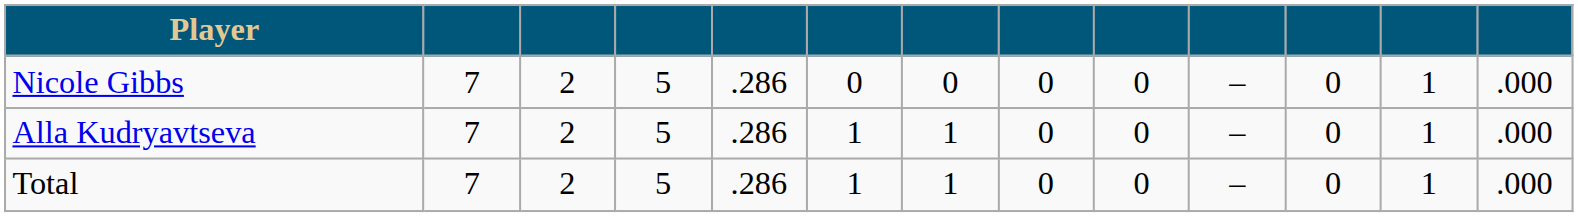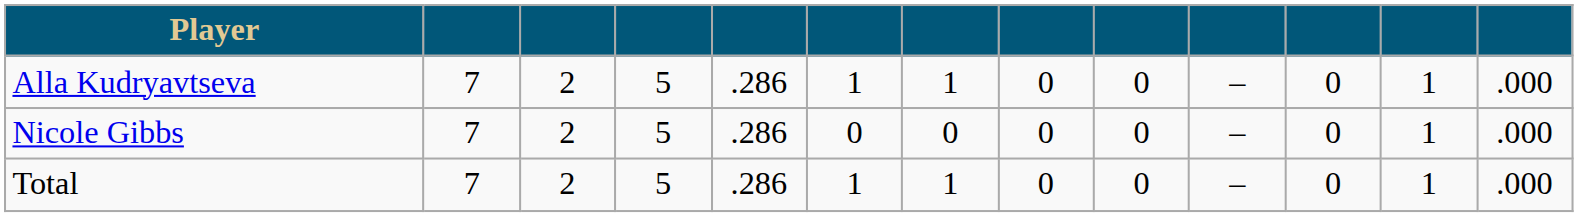rows swapped: (98, 81) <-> (134, 132)
